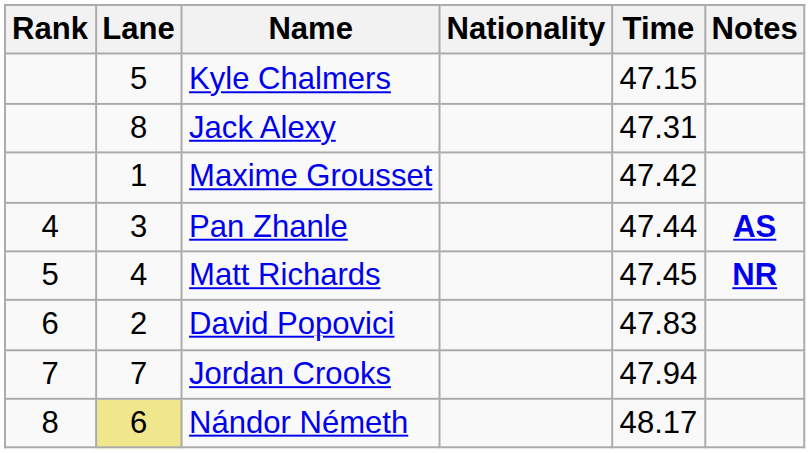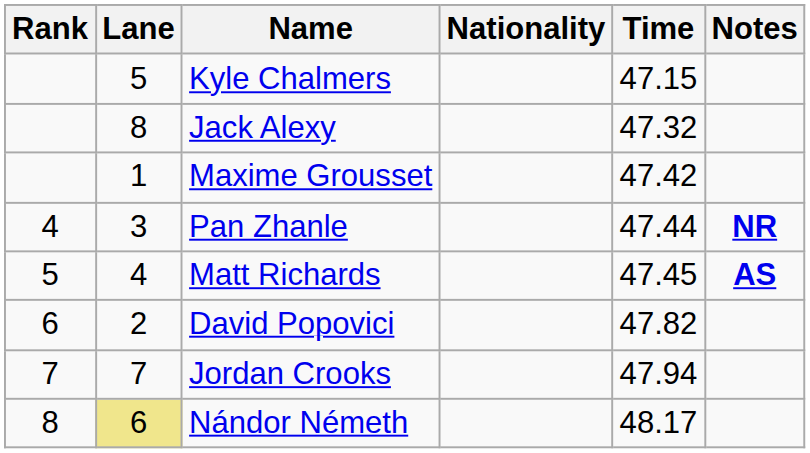(658, 127) 47.31 -> (658, 127) 47.32
(755, 226) AS -> (755, 226) NR
(755, 275) NR -> (755, 275) AS
(658, 324) 47.83 -> (658, 324) 47.82
